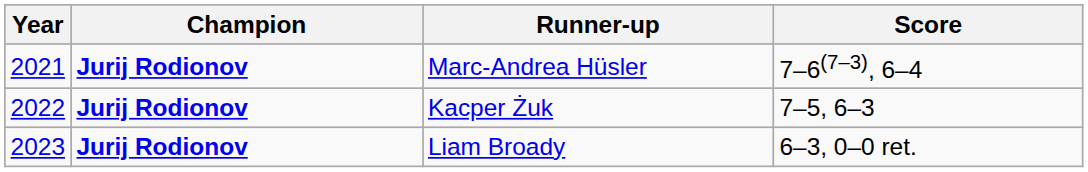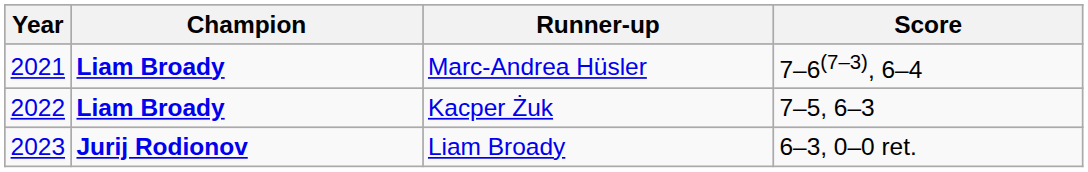(162, 66) Jurij Rodionov -> (151, 66) Liam Broady
(162, 108) Jurij Rodionov -> (151, 108) Liam Broady
